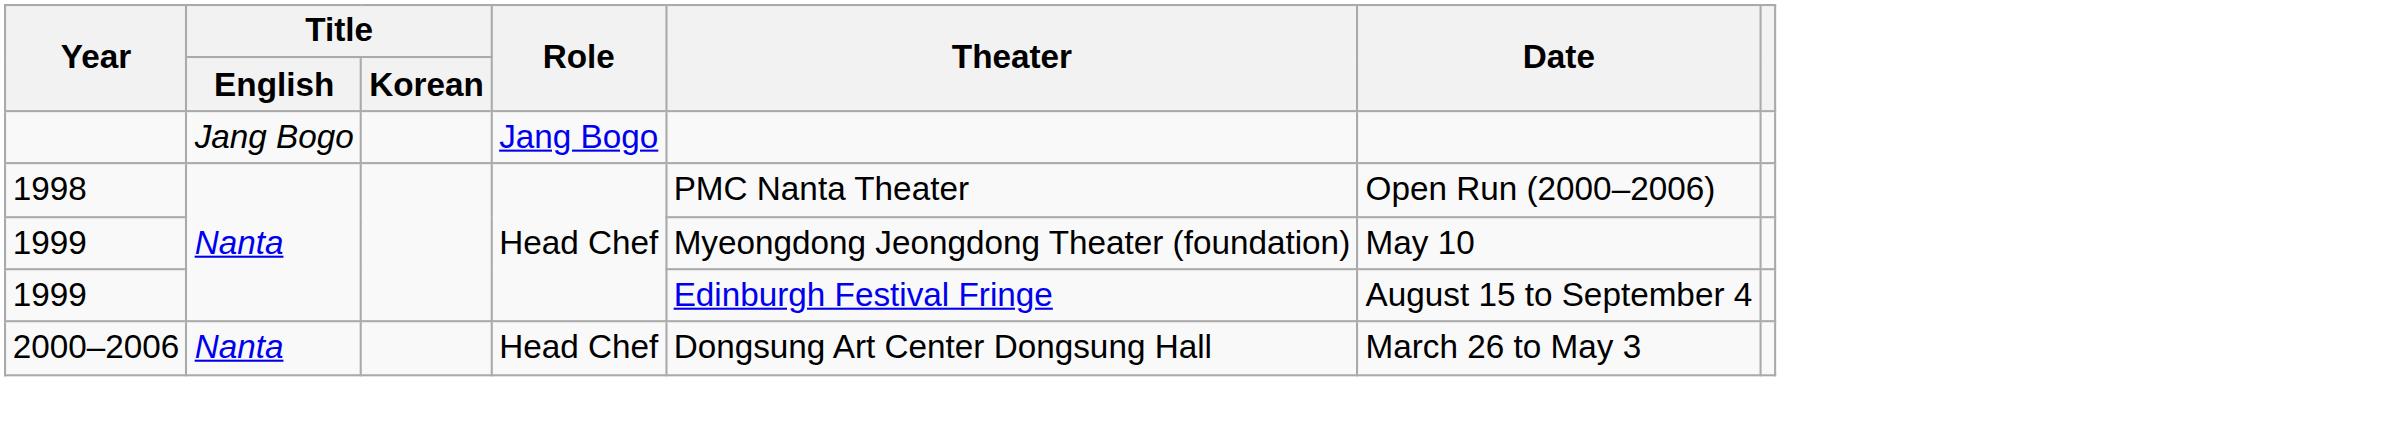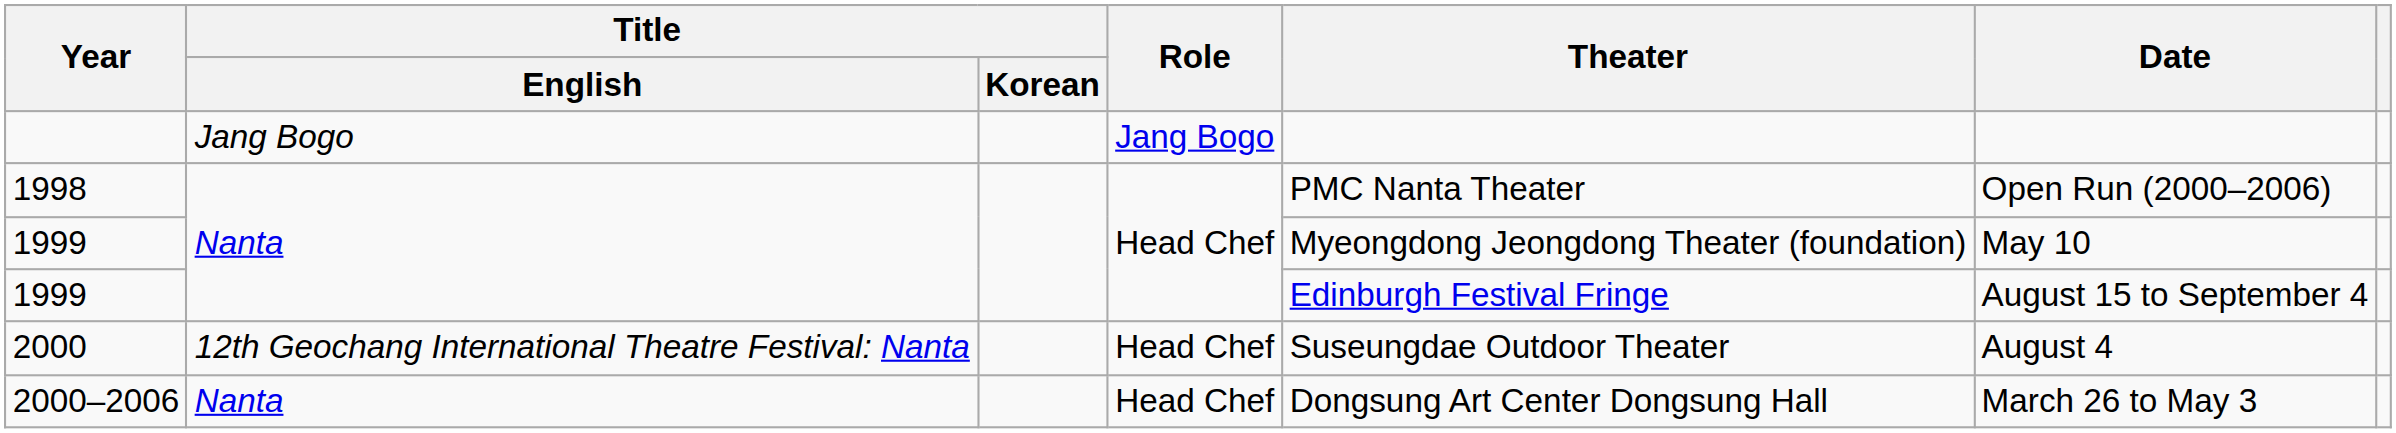+ row: (50, 347)
